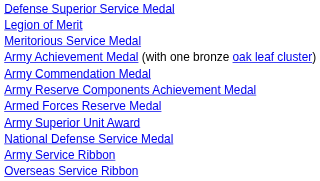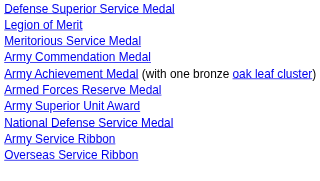rows swapped: (78, 74) <-> (160, 57)
- row: (130, 90)
